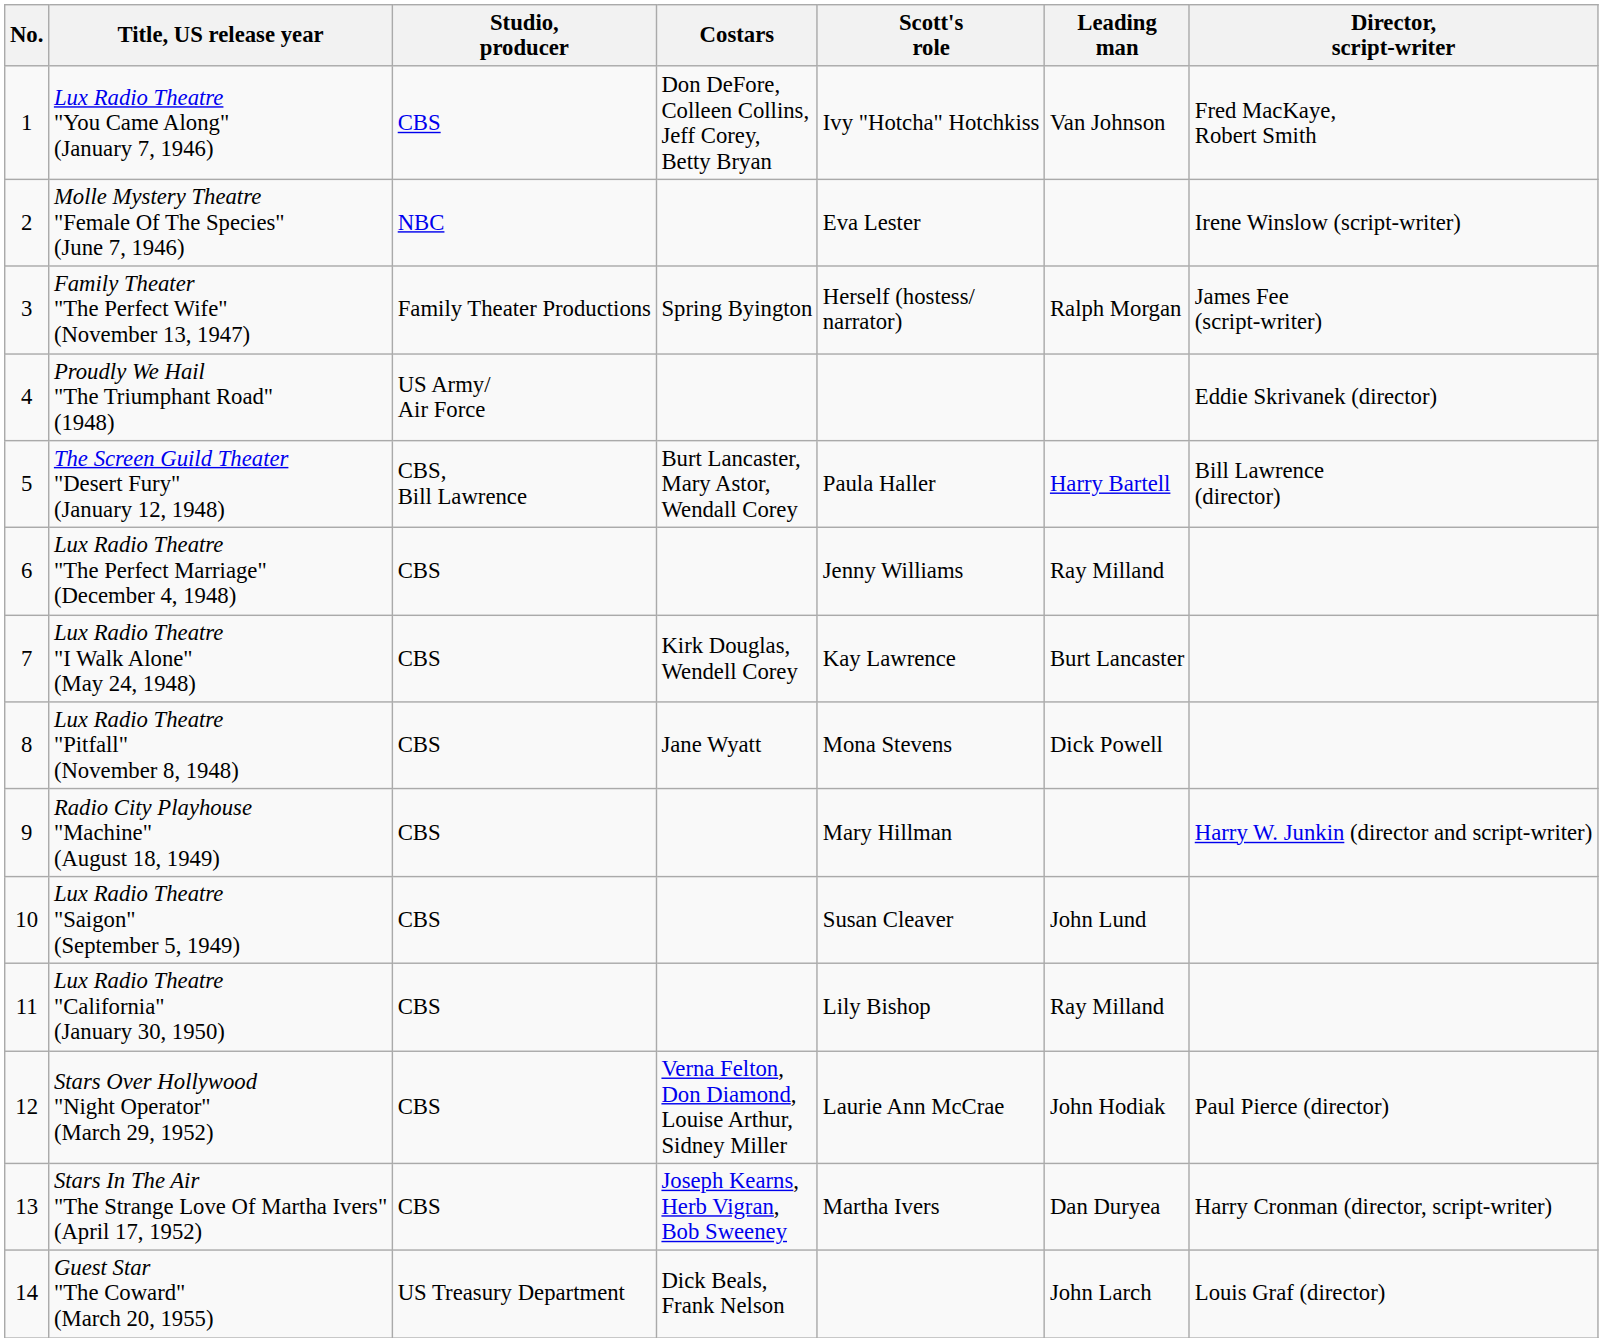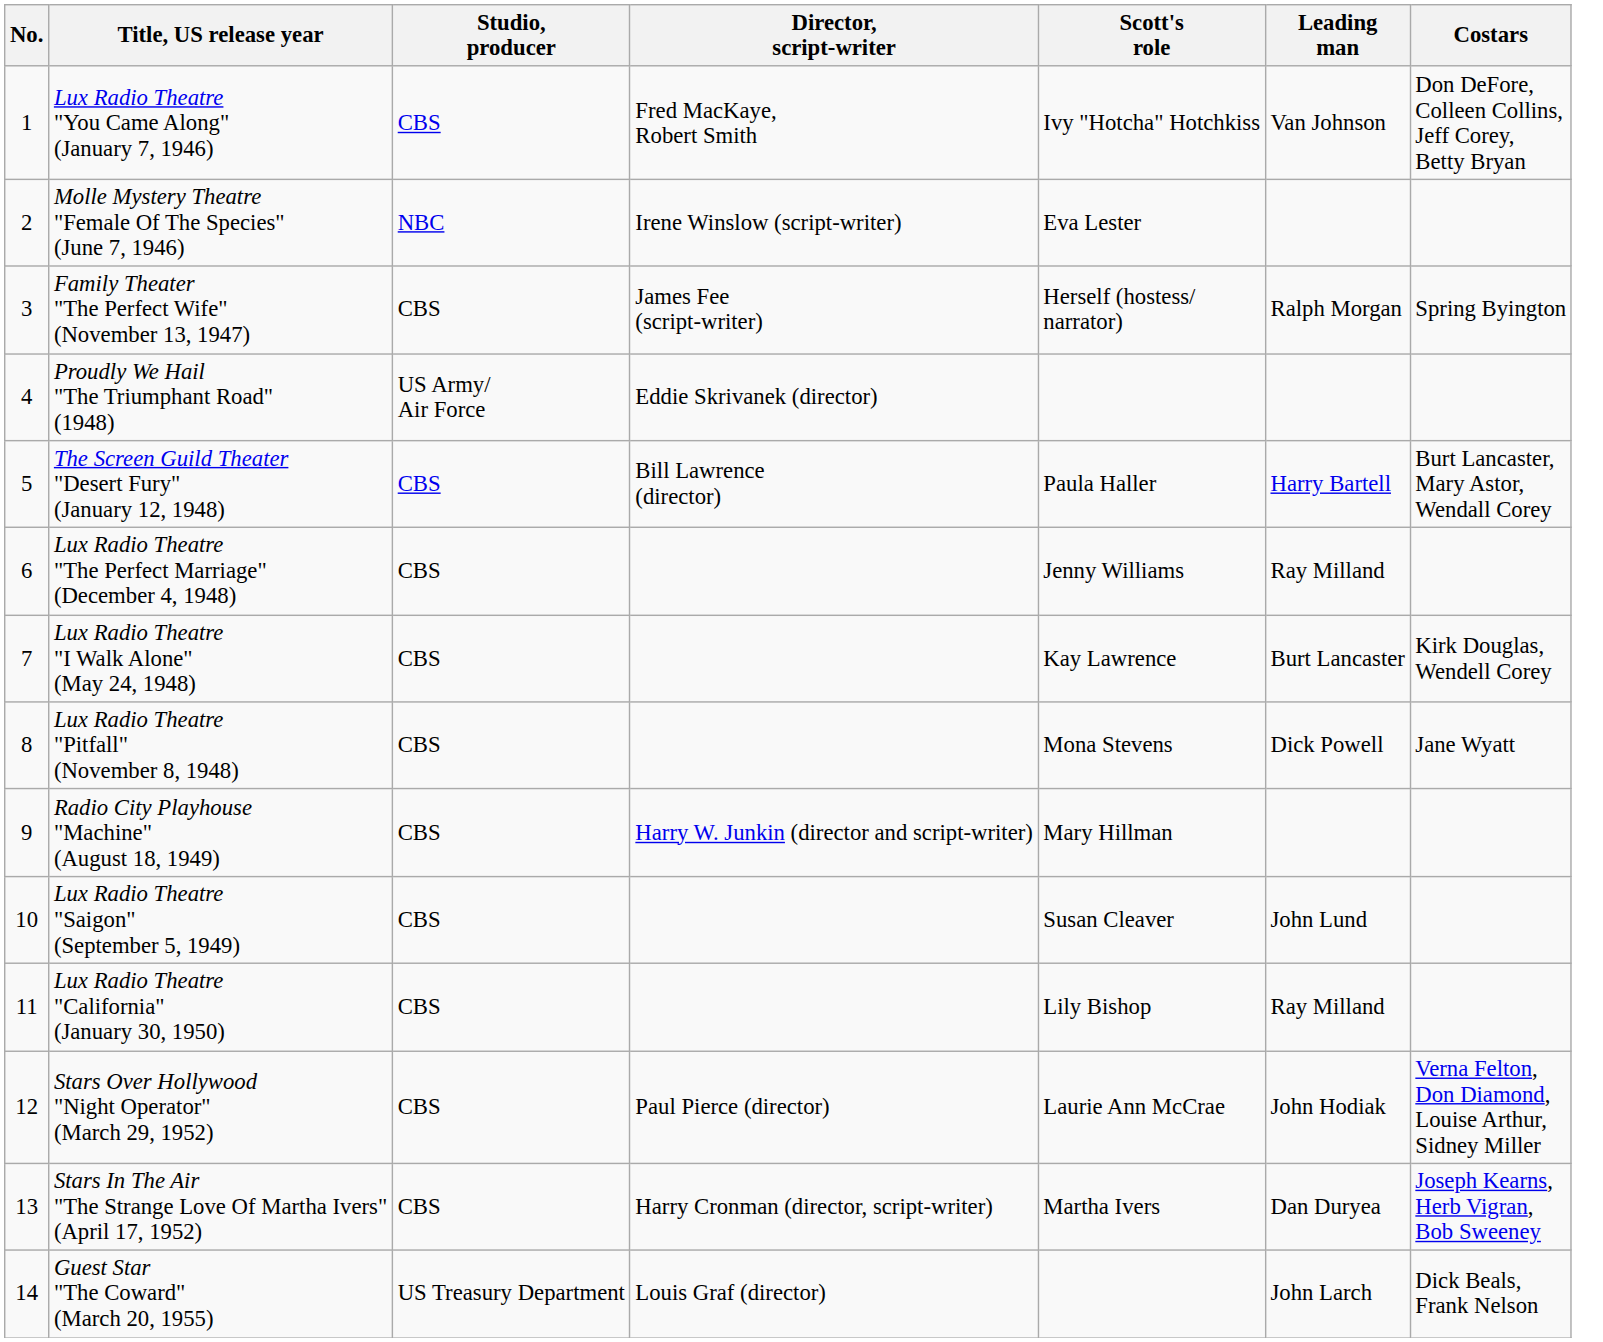columns swapped: (1393, 35) <-> (737, 35)
(524, 309) Family Theater Productions -> (419, 309) CBS
(462, 483) CBS, Bill Lawrence -> (419, 483) CBS
